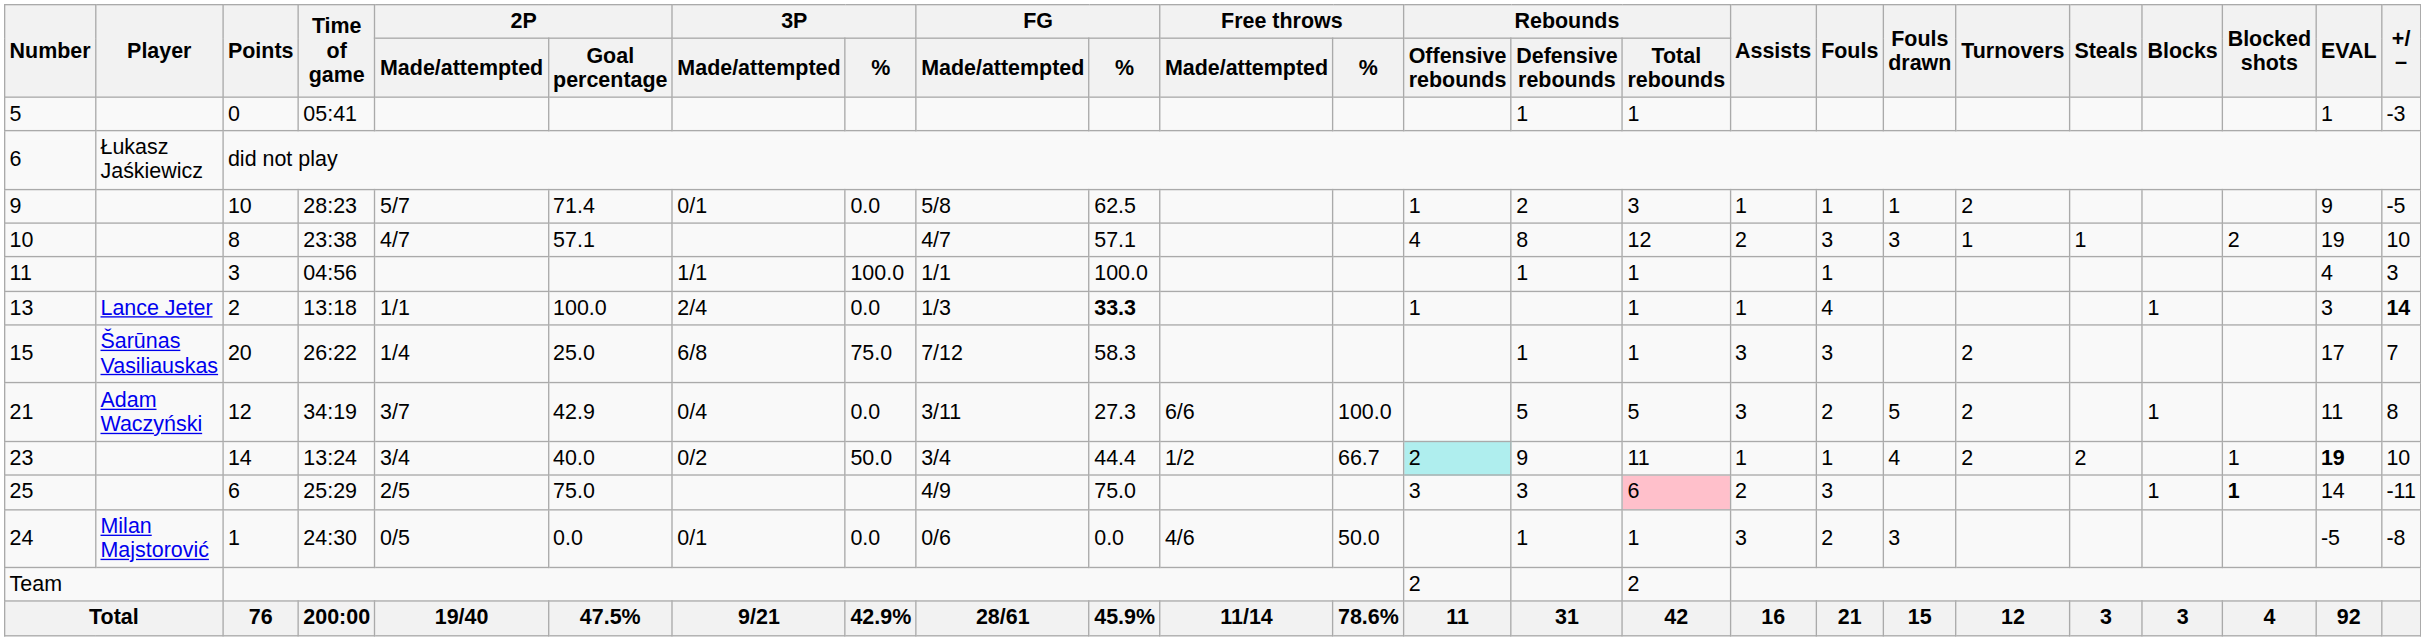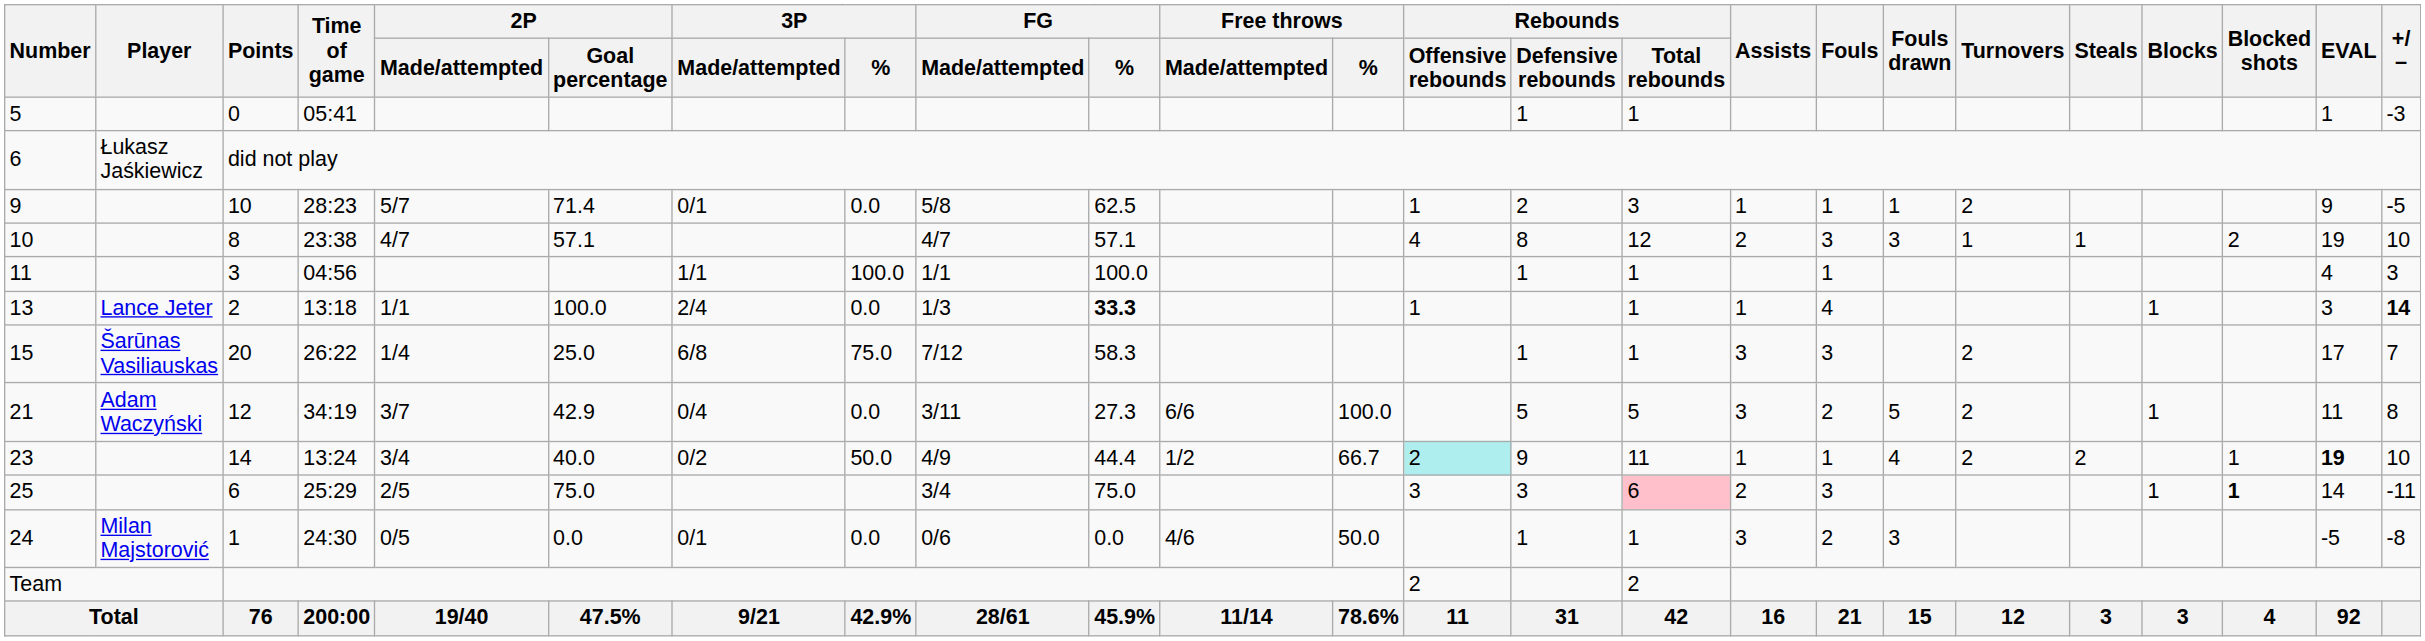(936, 458) 3/4 -> (936, 458) 4/9
(936, 492) 4/9 -> (936, 492) 3/4
